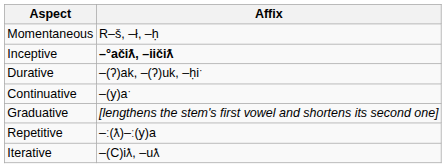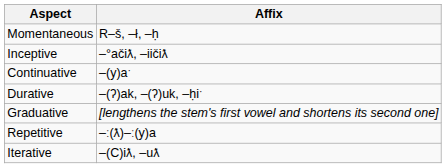(136, 53) bold -> (133, 53) normal
rows swapped: (31, 73) <-> (42, 93)
